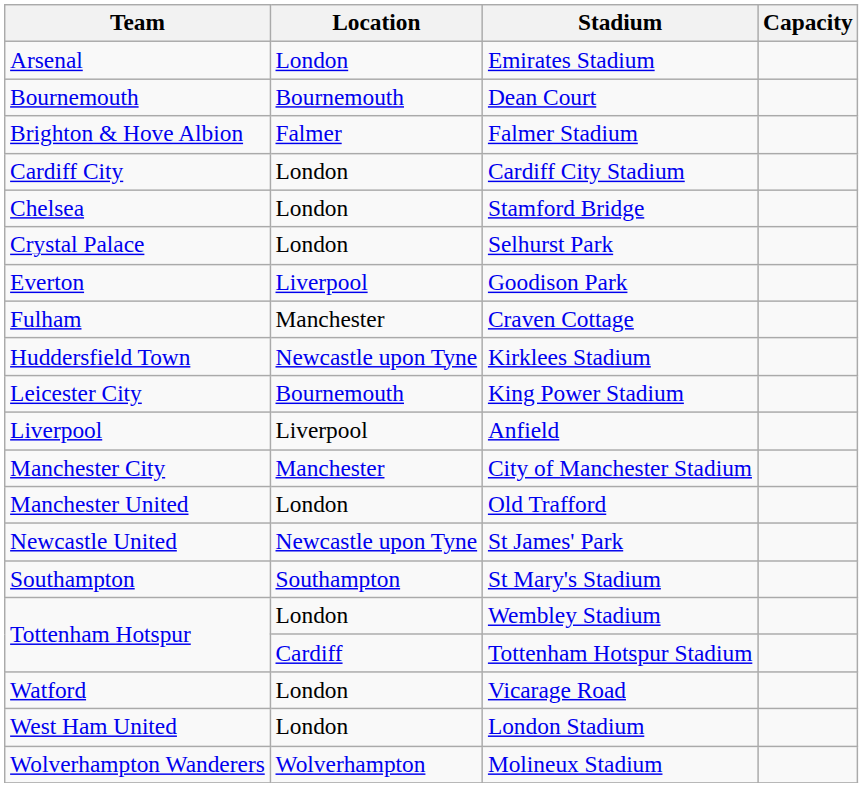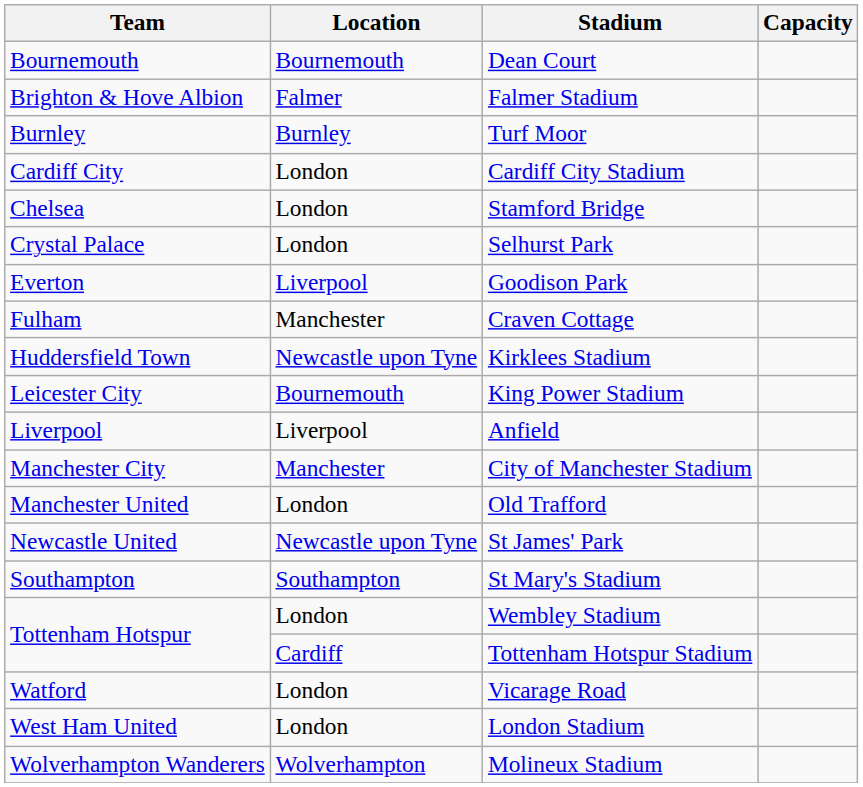- row: (571, 60)
+ row: (537, 134)
